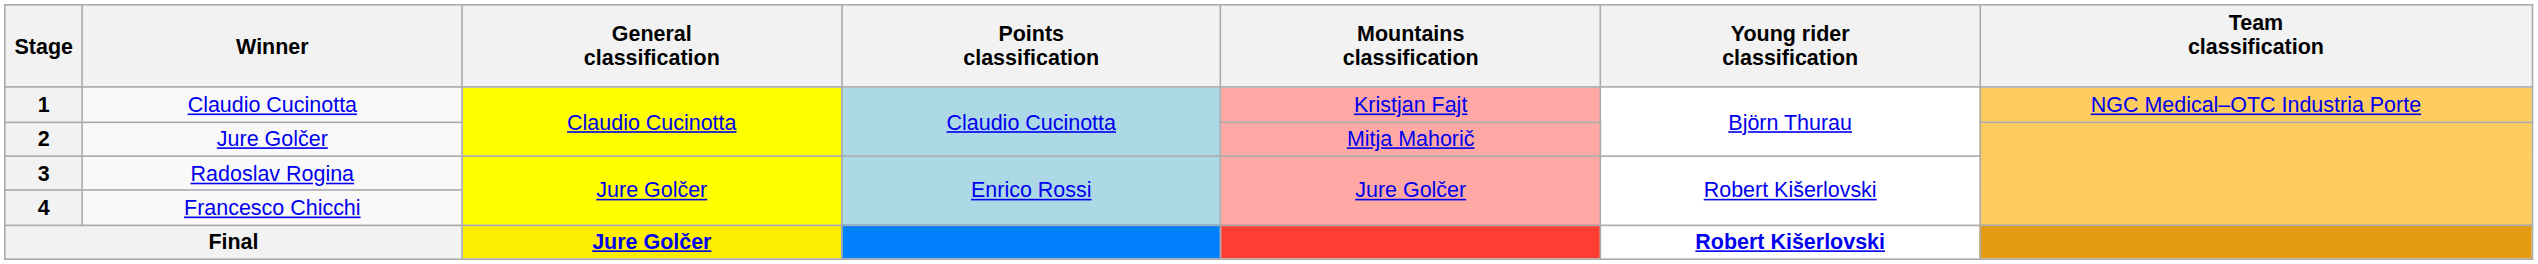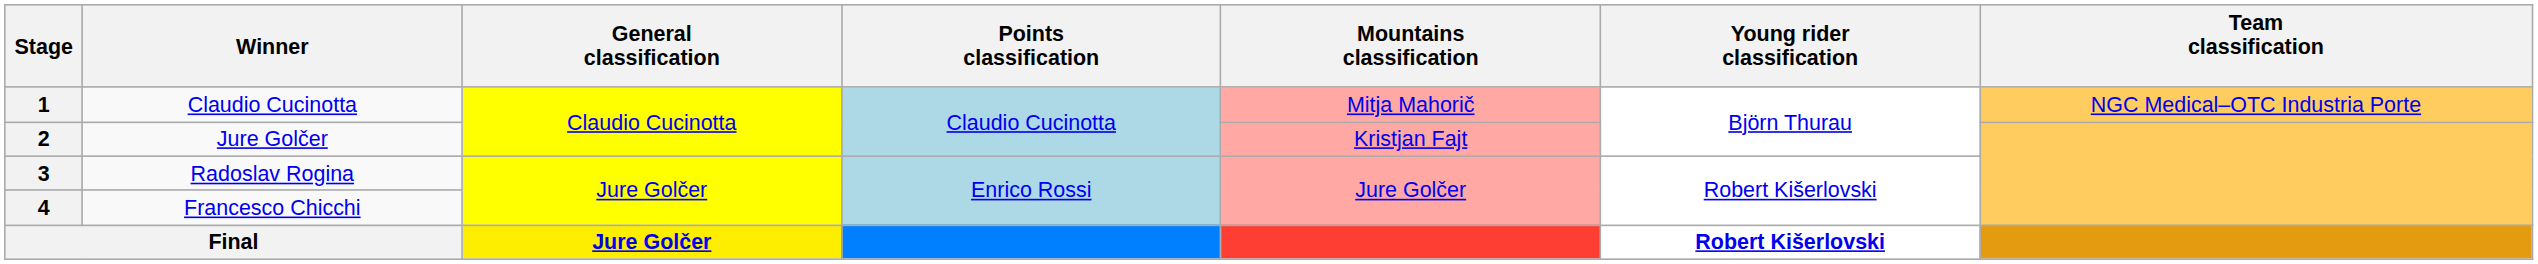(1411, 105) Kristjan Fajt -> (1411, 105) Mitja Mahorič
(1411, 139) Mitja Mahorič -> (1411, 139) Kristjan Fajt
